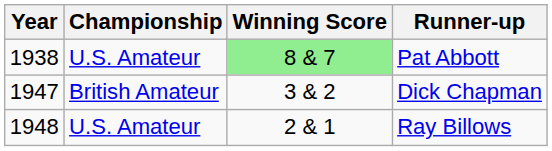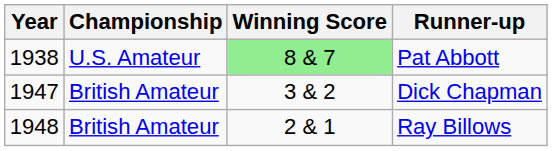(135, 127) U.S. Amateur -> (144, 127) British Amateur
